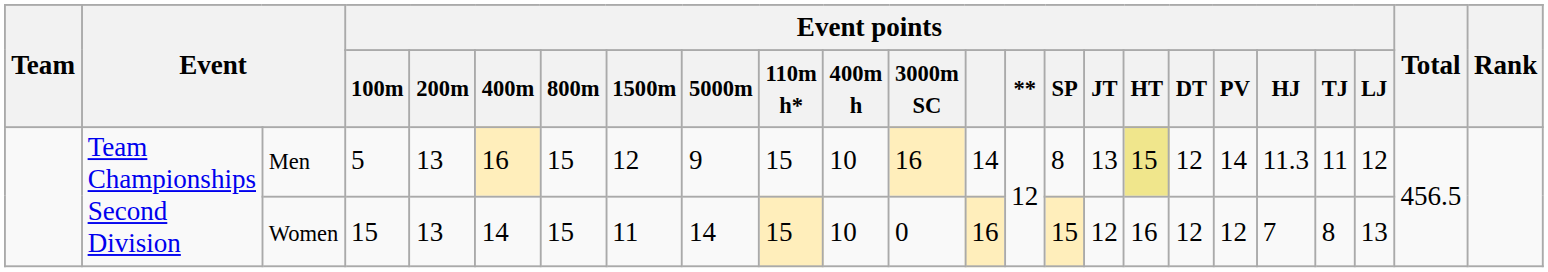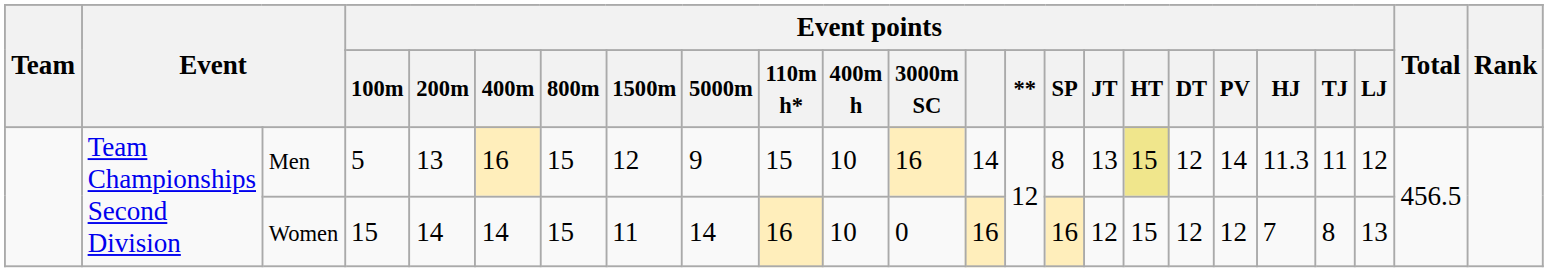(430, 231) 13 -> (430, 231) 14
(779, 231) 15 -> (779, 231) 16
(1065, 231) 15 -> (1065, 231) 16
(1144, 231) 16 -> (1144, 231) 15
